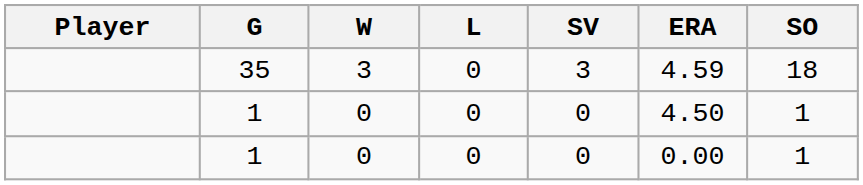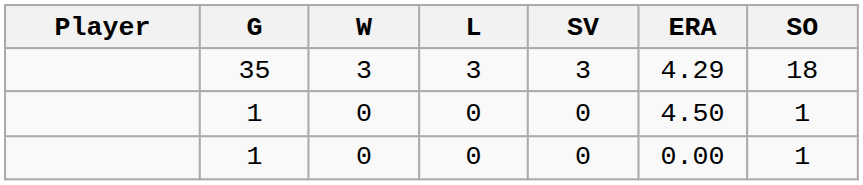(474, 70) 0 -> (474, 70) 3
(693, 70) 4.59 -> (693, 70) 4.29
